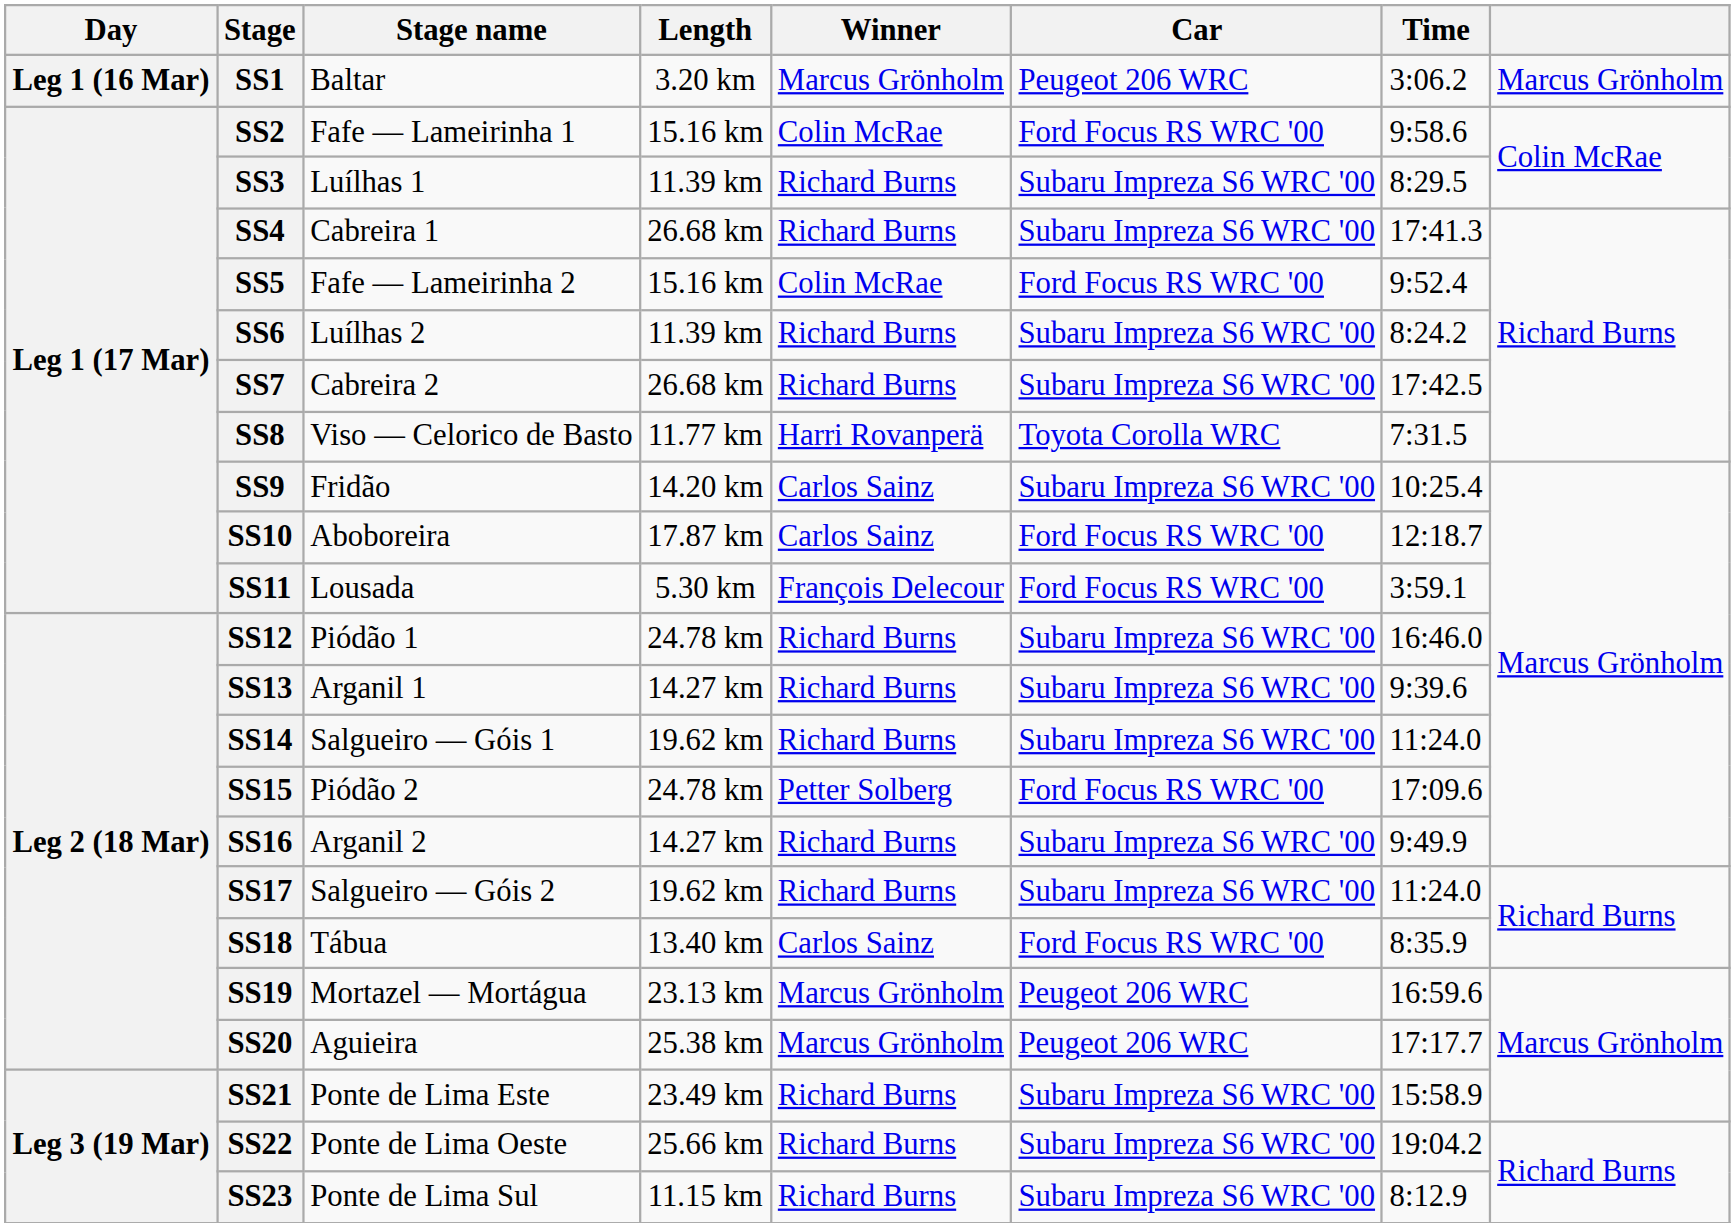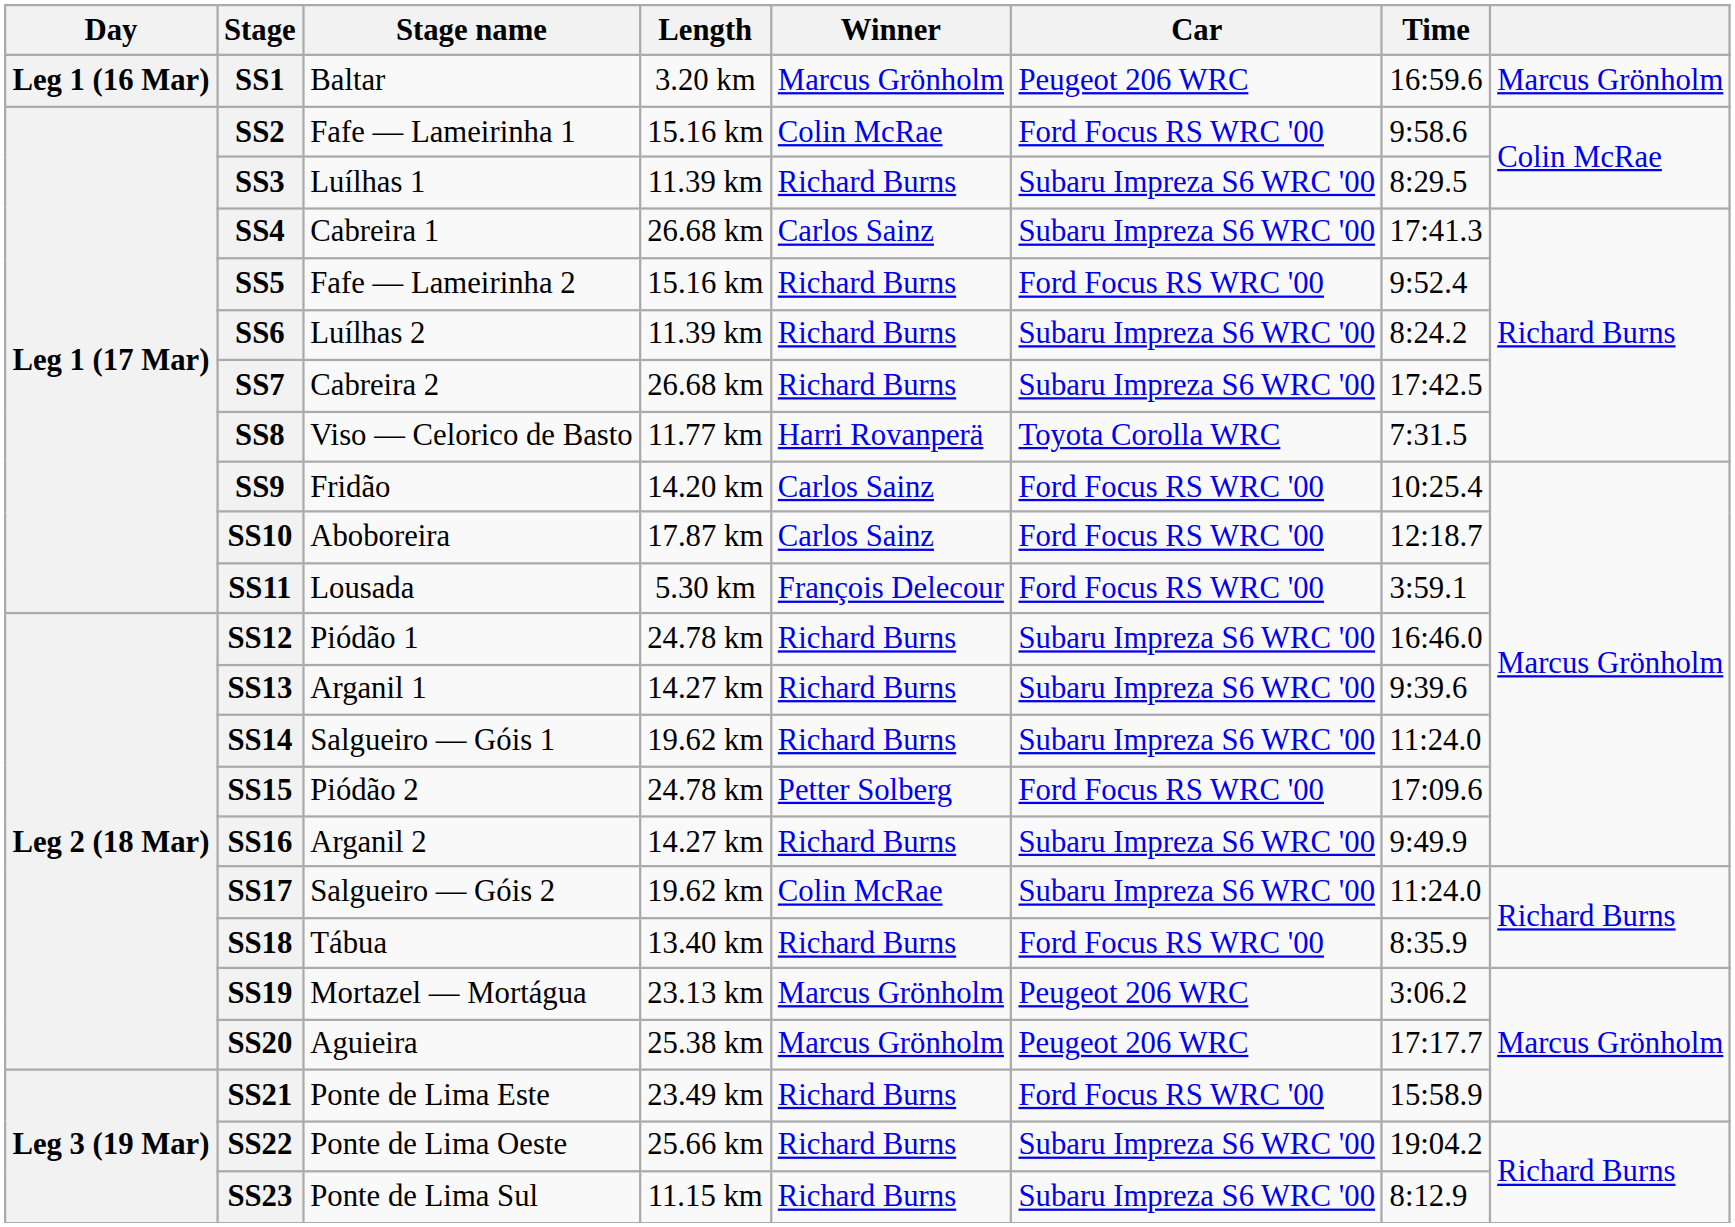(1428, 80) 3:06.2 -> (1436, 80) 16:59.6
(867, 232) Richard Burns -> (856, 232) Carlos Sainz
(860, 282) Colin McRae -> (867, 282) Richard Burns
(1197, 485) Subaru Impreza S6 WRC '00 -> (1171, 485) Ford Focus RS WRC '00
(867, 891) Richard Burns -> (860, 891) Colin McRae
(856, 942) Carlos Sainz -> (867, 942) Richard Burns
(1436, 992) 16:59.6 -> (1428, 992) 3:06.2
(1197, 1094) Subaru Impreza S6 WRC '00 -> (1171, 1094) Ford Focus RS WRC '00
